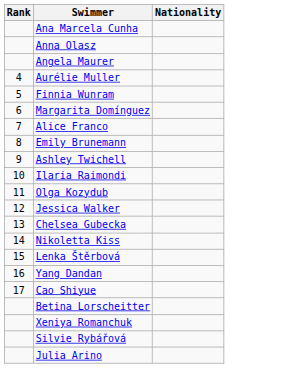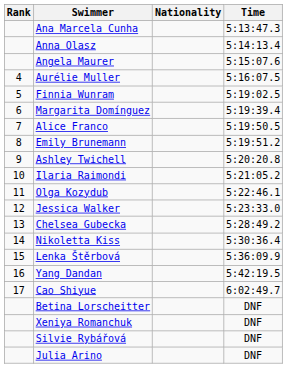+ column: (253, 13)
